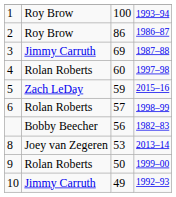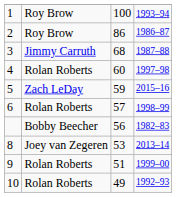(119, 51) 69 -> (119, 51) 68
(119, 164) 50 -> (119, 164) 51
(60, 182) Jimmy Carruth -> (58, 182) Rolan Roberts
